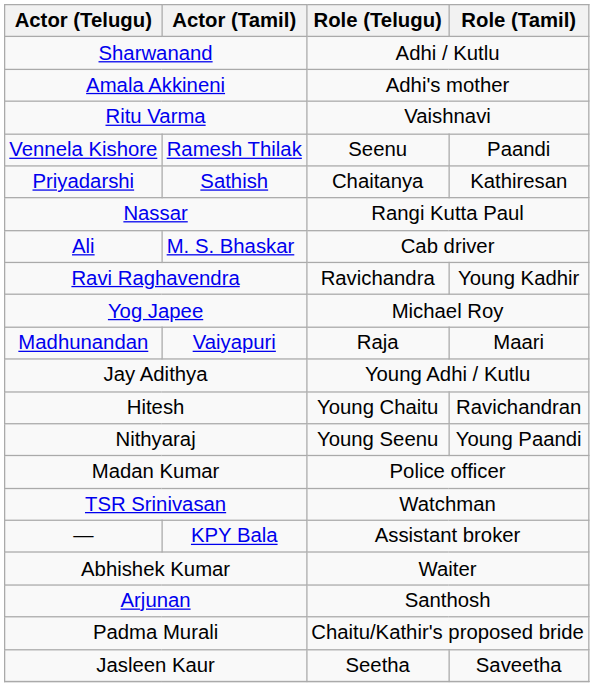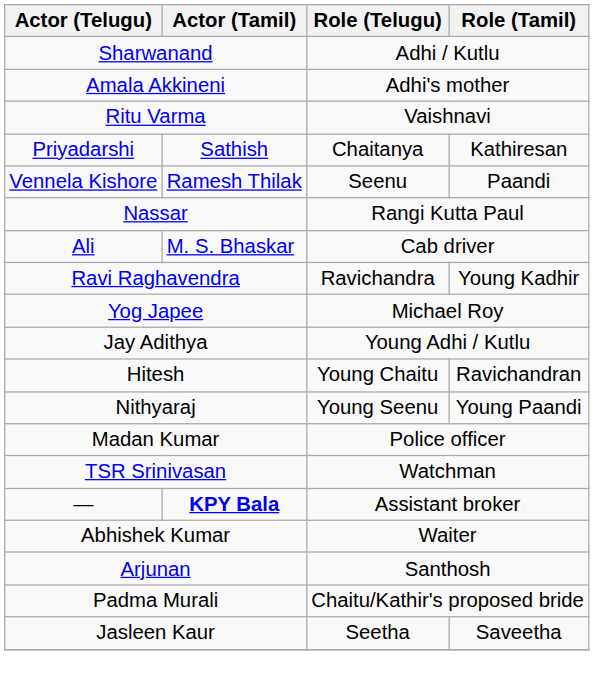rows swapped: (83, 149) <-> (83, 181)
- row: (83, 342)
(234, 536) normal -> (234, 504) bold
